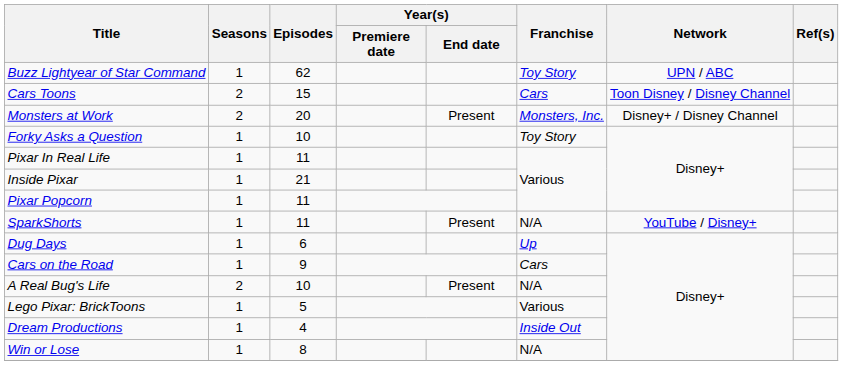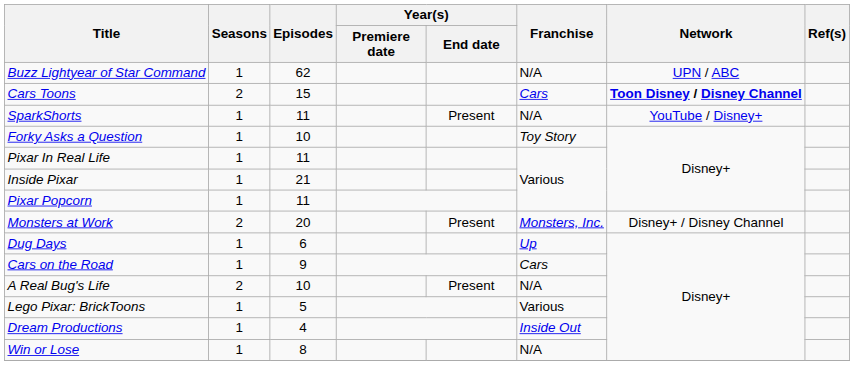(548, 72) Toy Story -> (531, 72) N/A
(700, 94) normal -> (706, 94) bold
rows swapped: (44, 222) <-> (60, 115)
